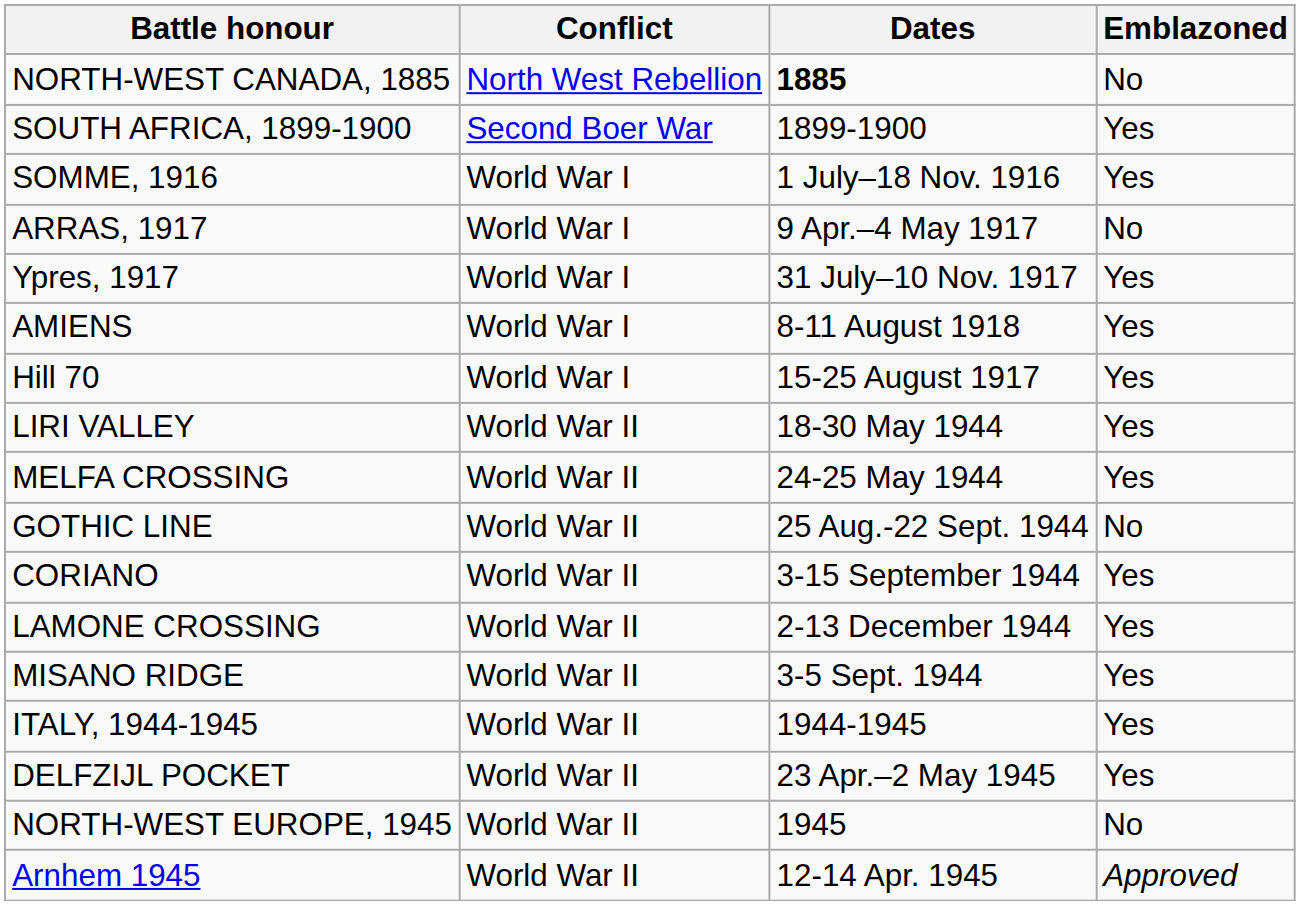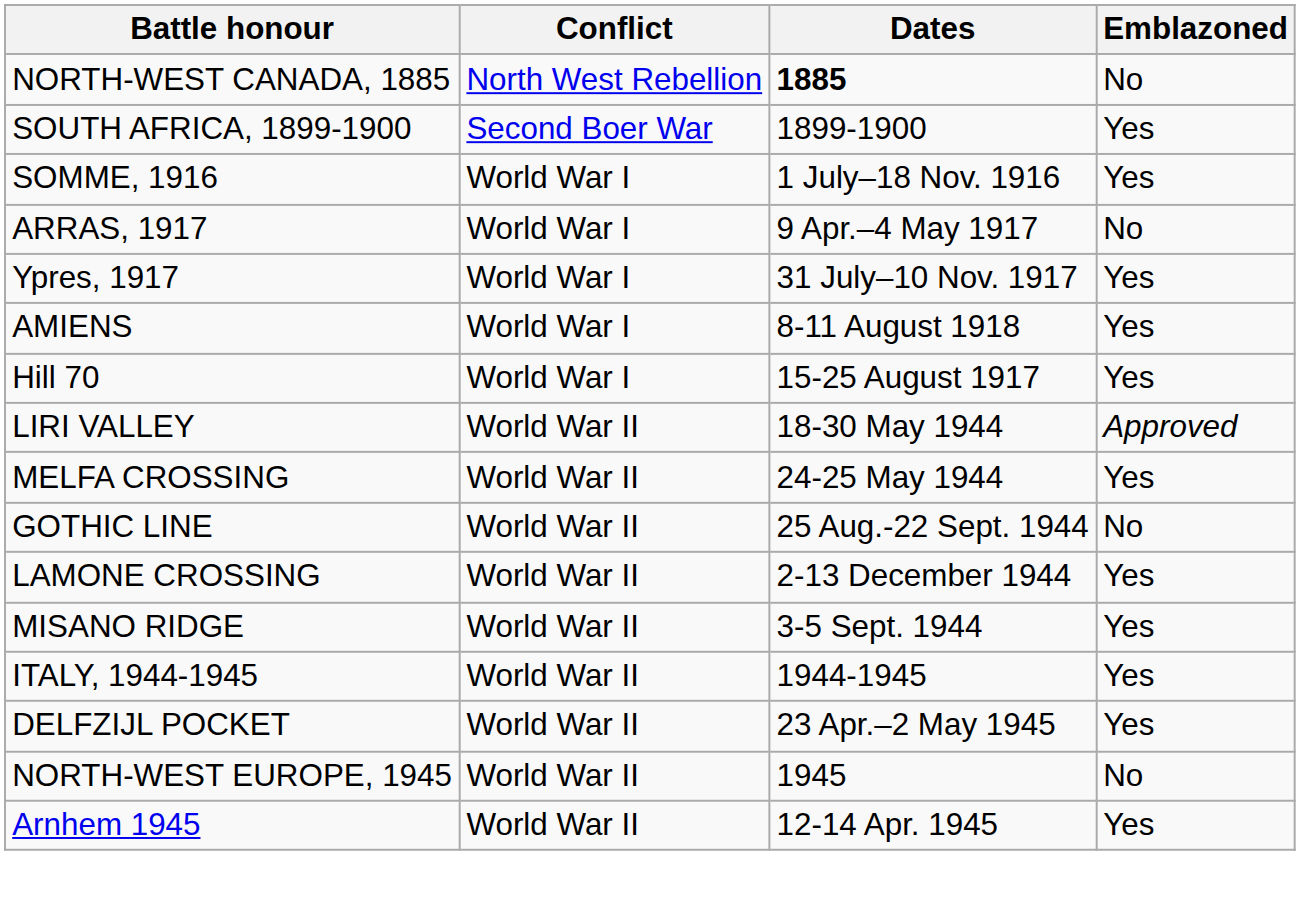(1129, 427) Yes -> (1170, 427) Approved
- row: (85, 576)
(1170, 874) Approved -> (1129, 825) Yes
